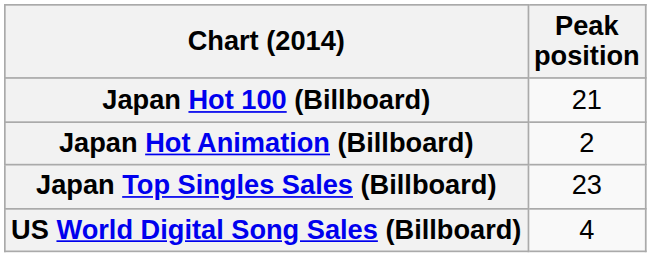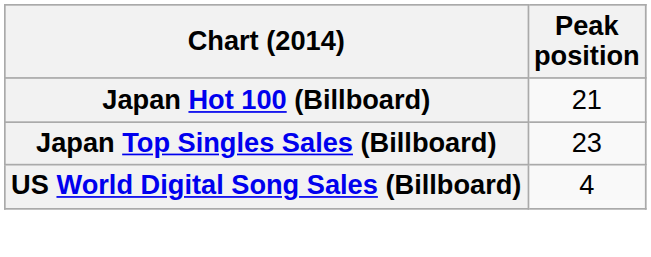- row: (266, 142)
